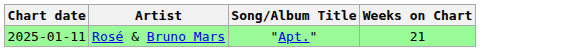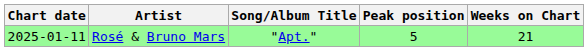+ column: (414, 15)
